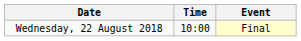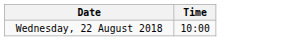- column: (256, 12)
